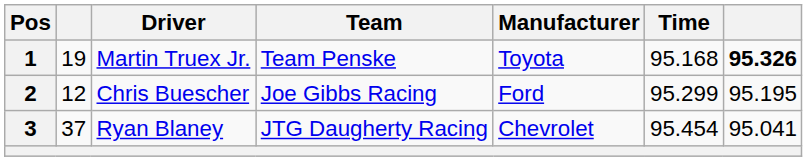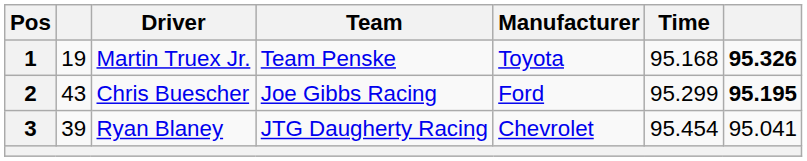(74, 93) 12 -> (74, 93) 43
(763, 93) normal -> (763, 93) bold
(74, 129) 37 -> (74, 129) 39
